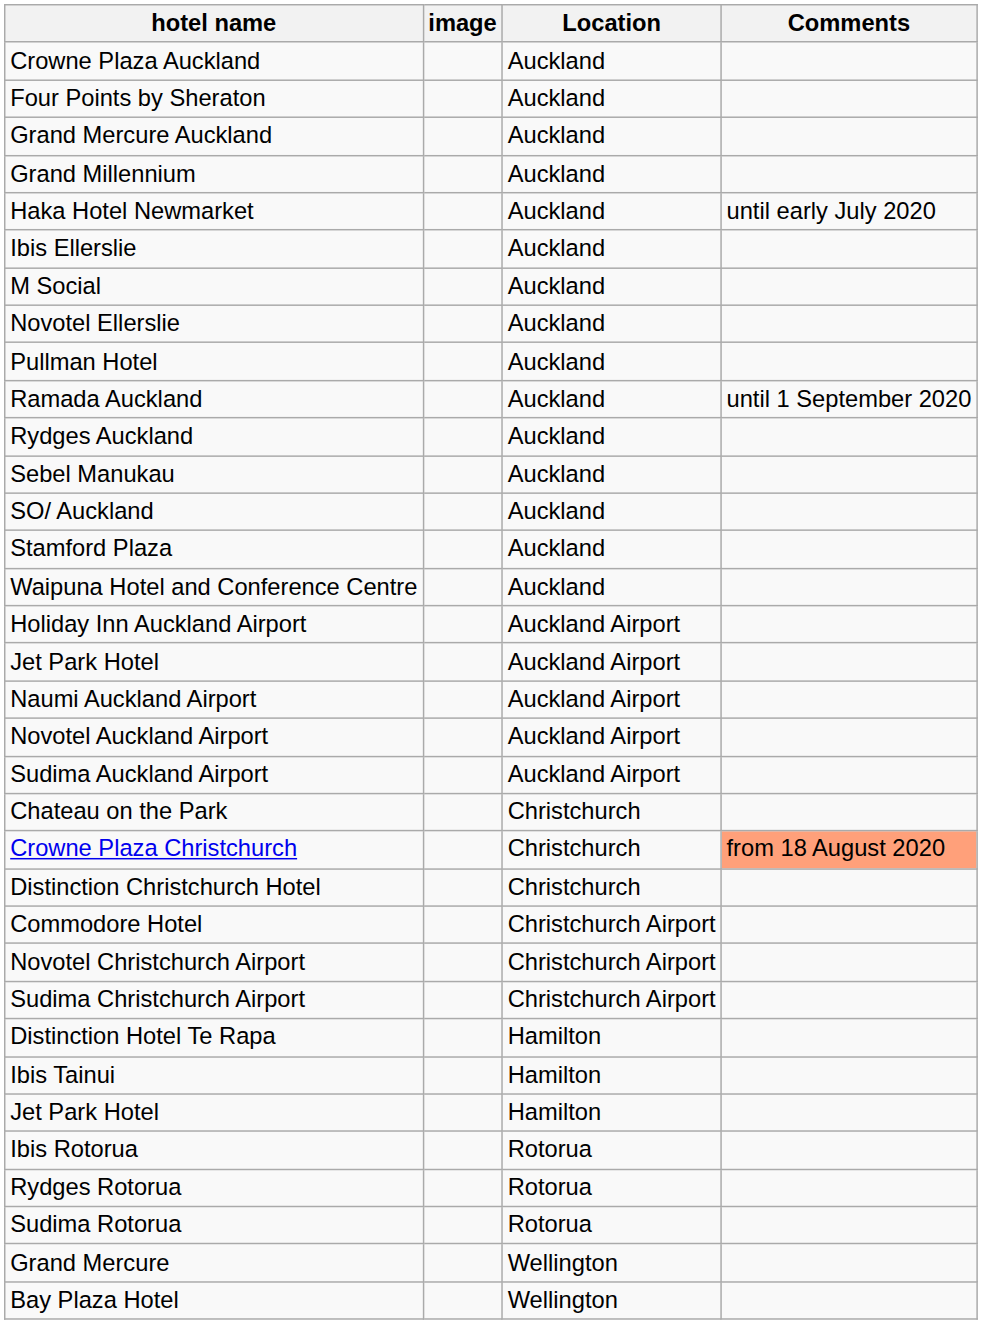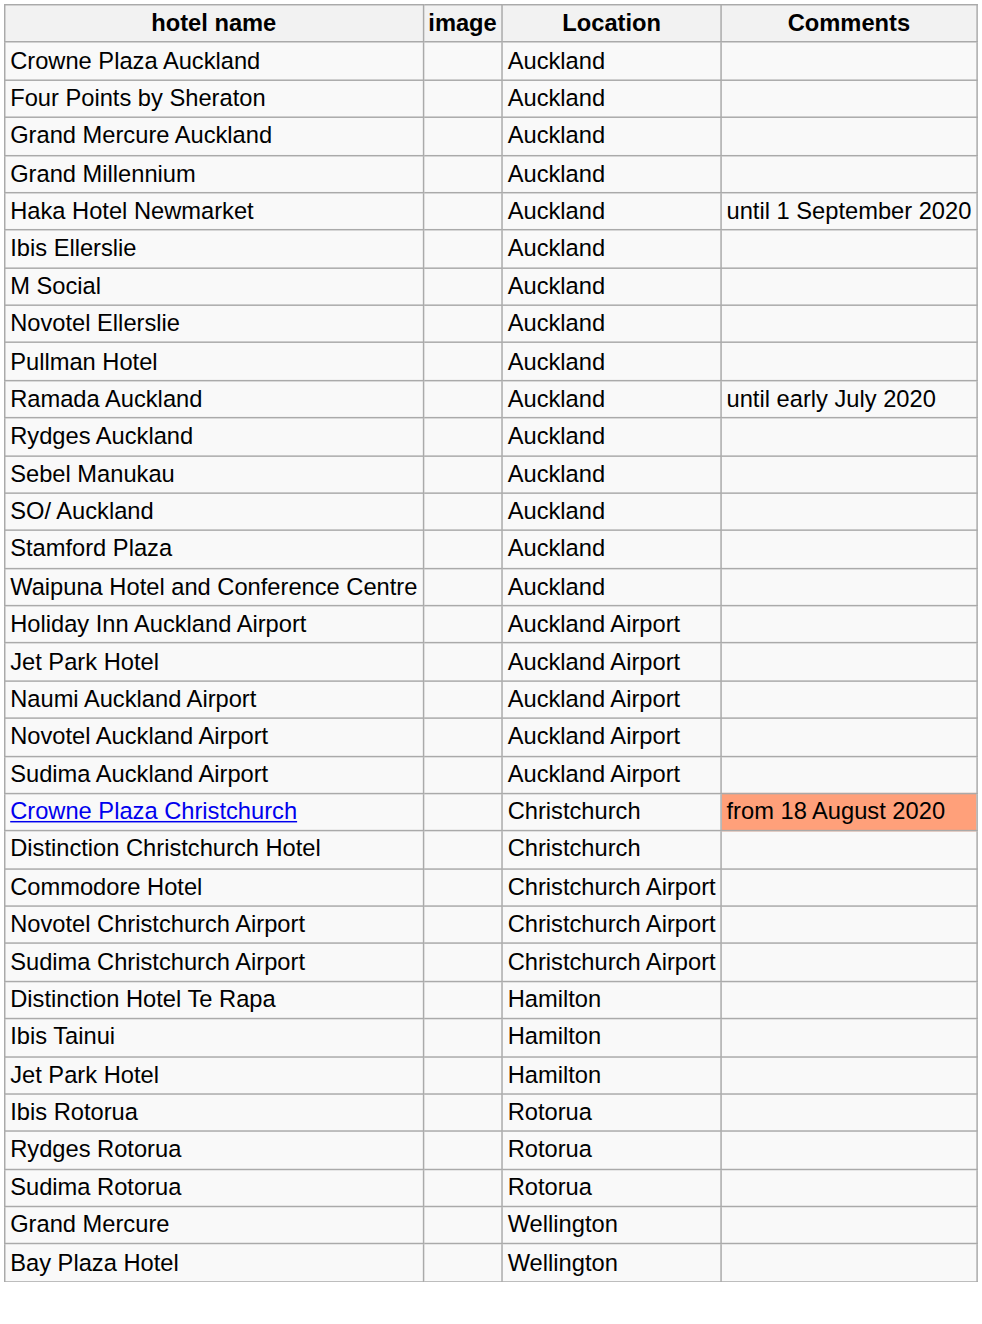(831, 211) until early July 2020 -> (849, 211) until 1 September 2020
(849, 398) until 1 September 2020 -> (831, 398) until early July 2020
- row: (119, 811)
